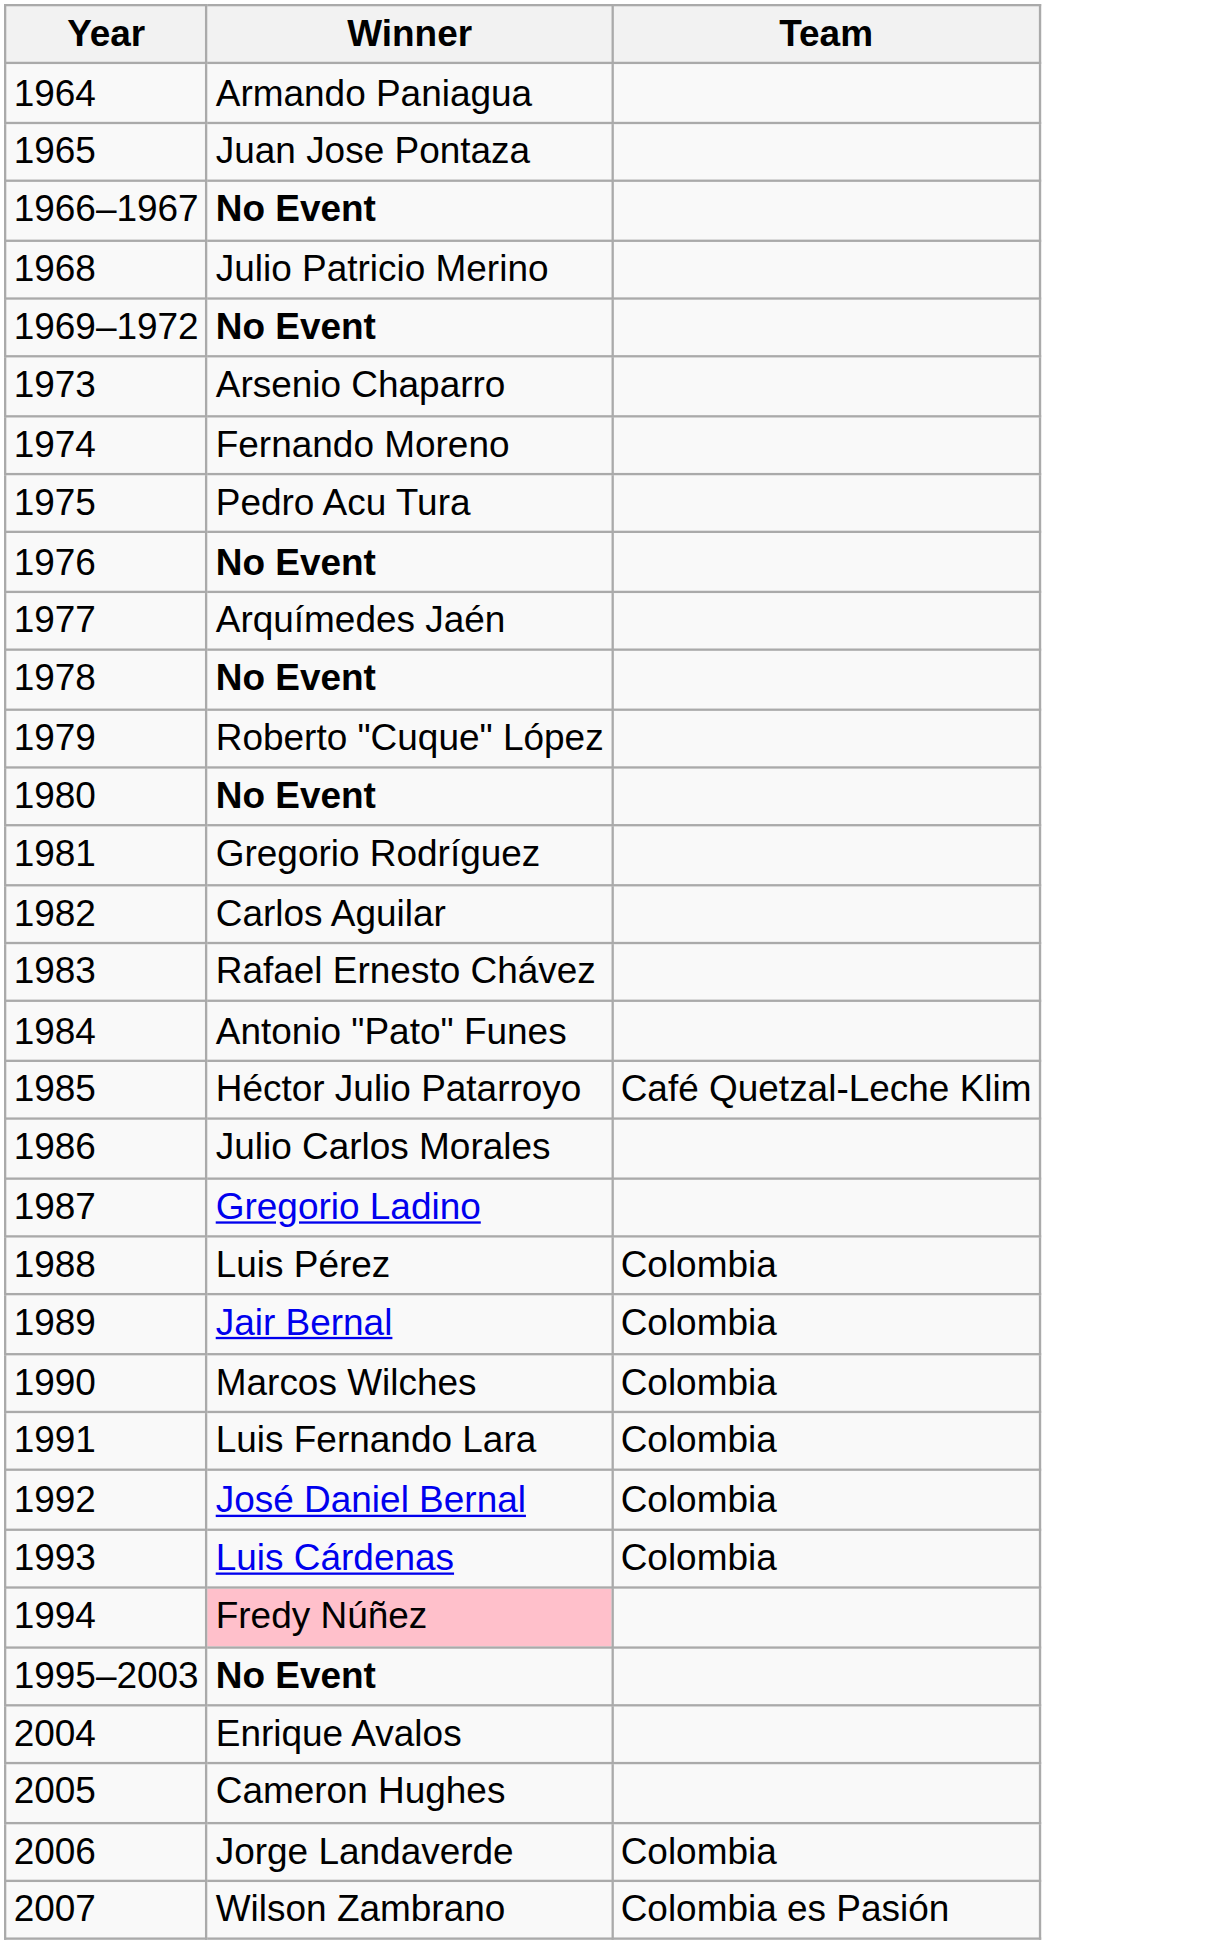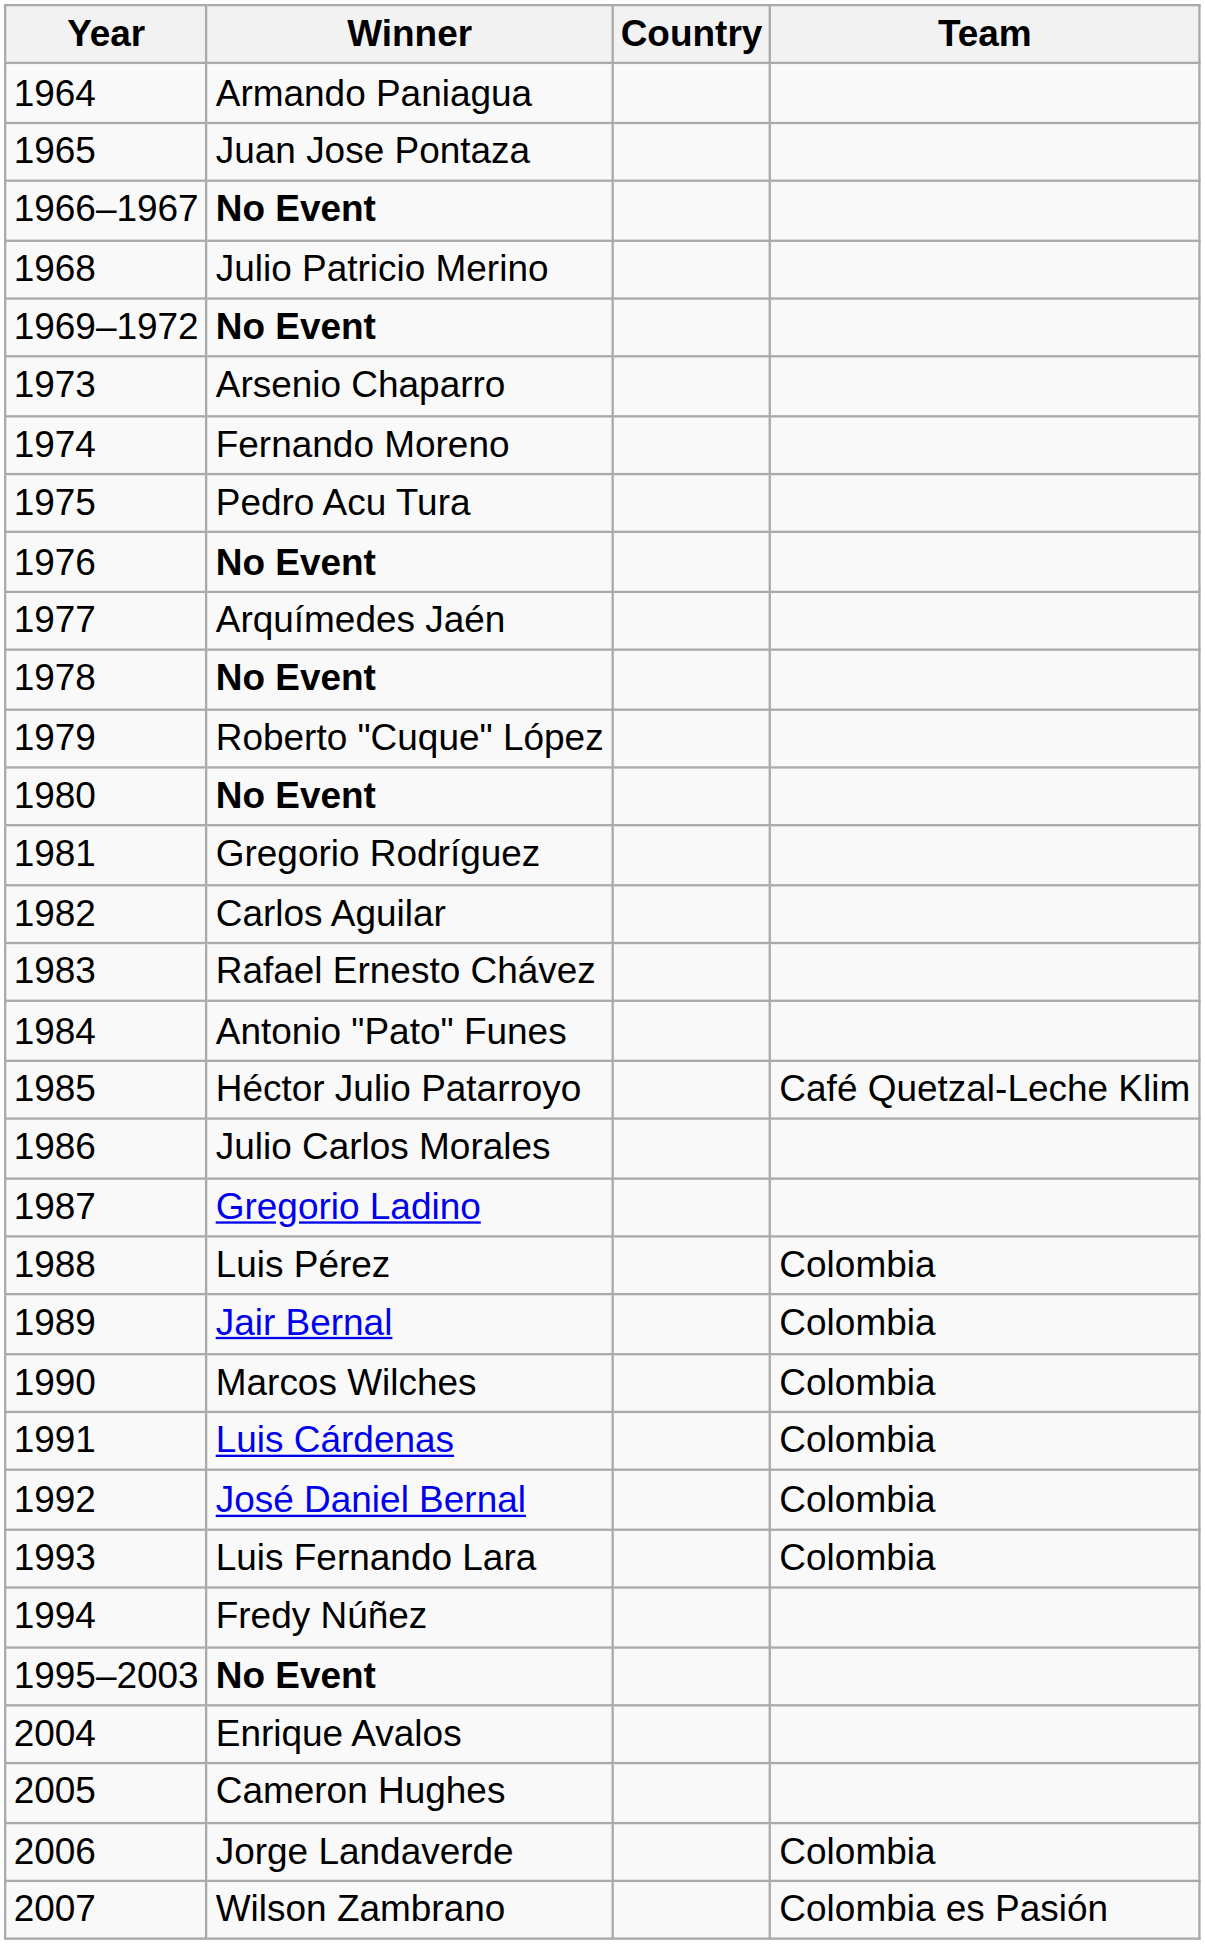+ column: (691, 33)
(376, 1440) Luis Fernando Lara -> (335, 1440) Luis Cárdenas
(335, 1557) Luis Cárdenas -> (376, 1557) Luis Fernando Lara
(322, 1616) pink background -> (322, 1616) no background
